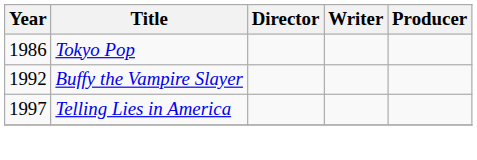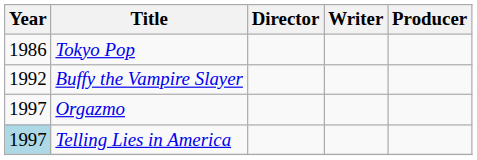+ row: (90, 109)
(28, 109) no background -> (28, 139) lightblue background
